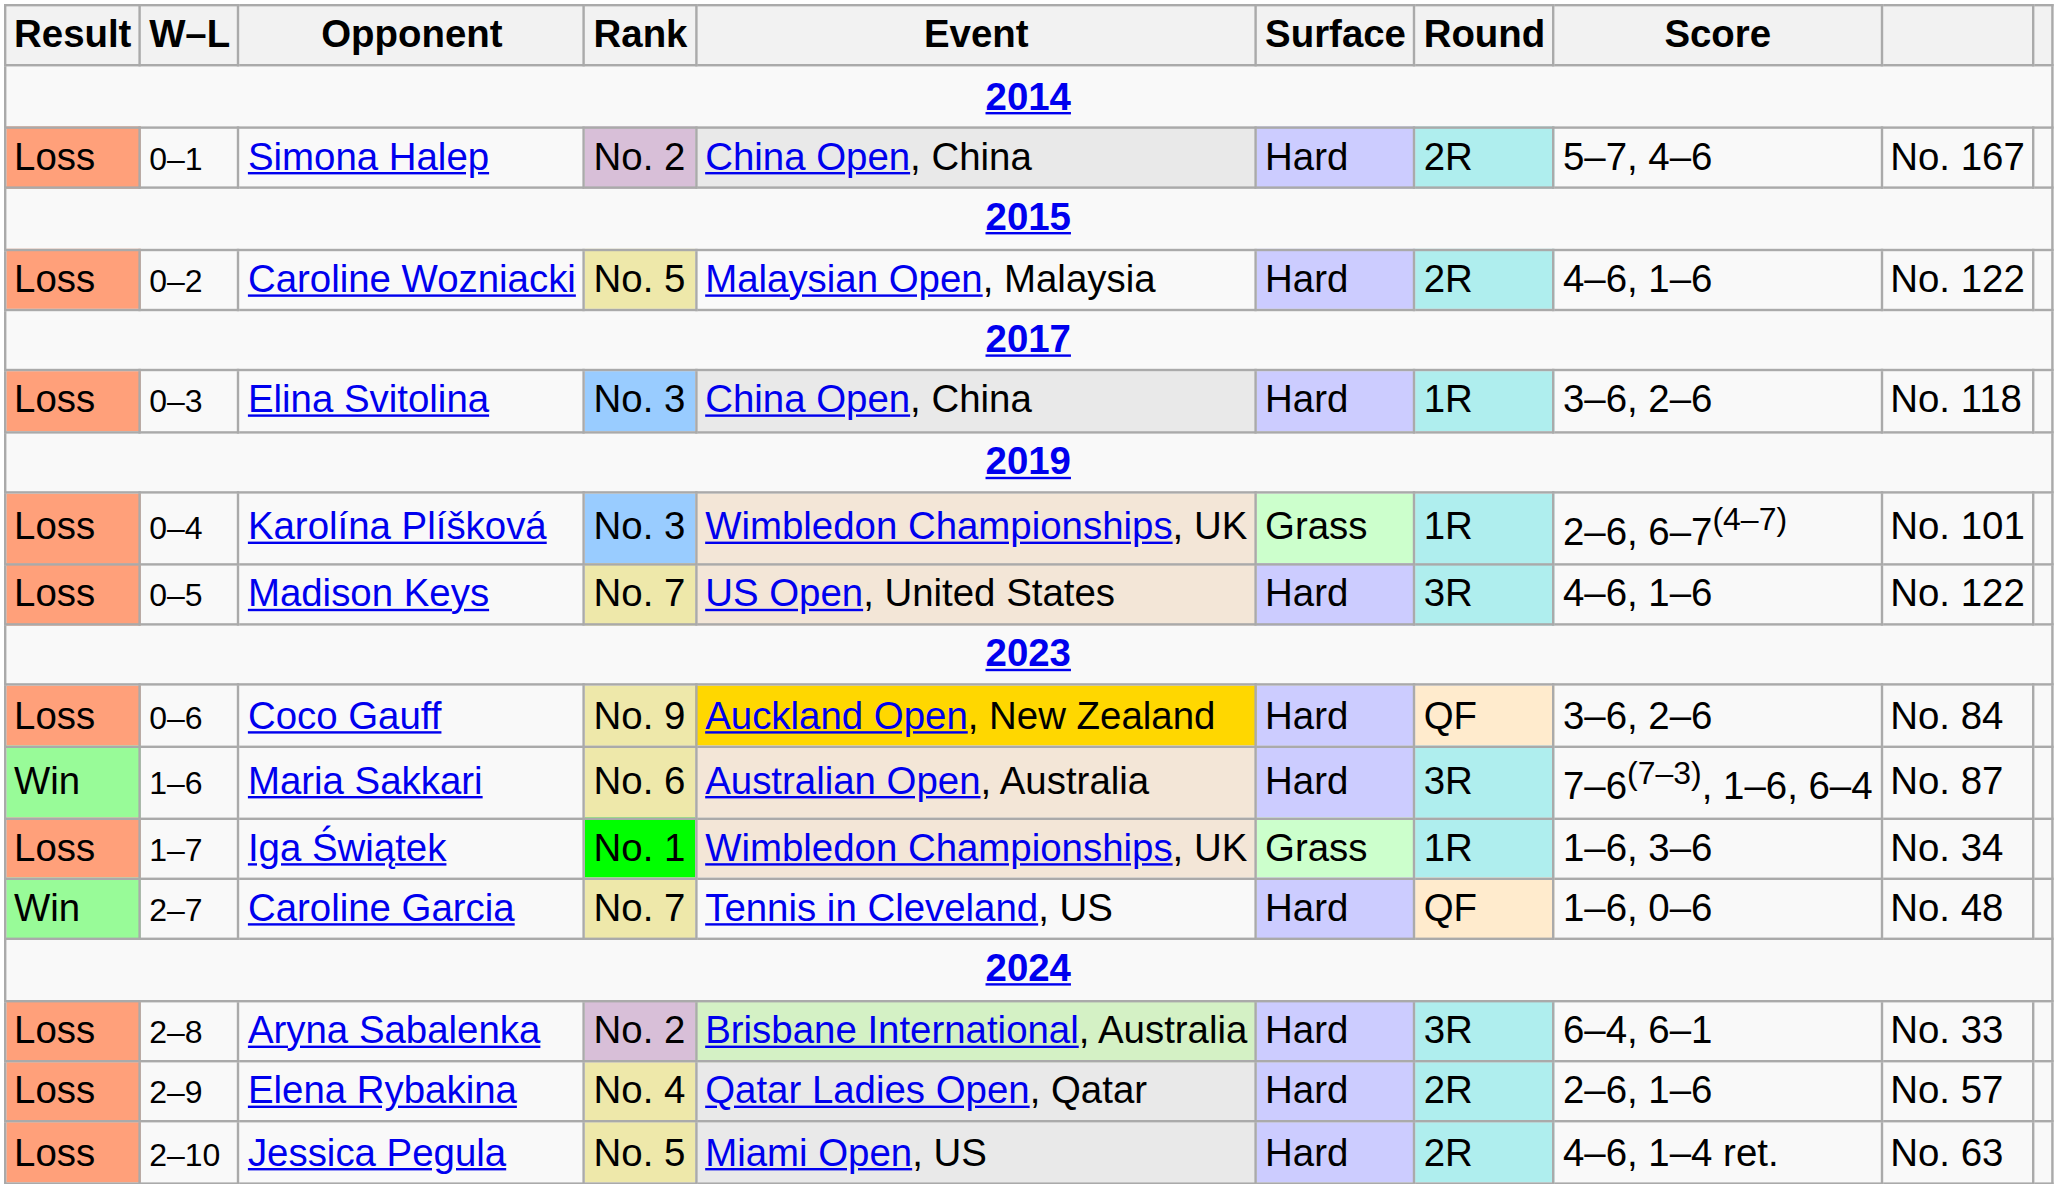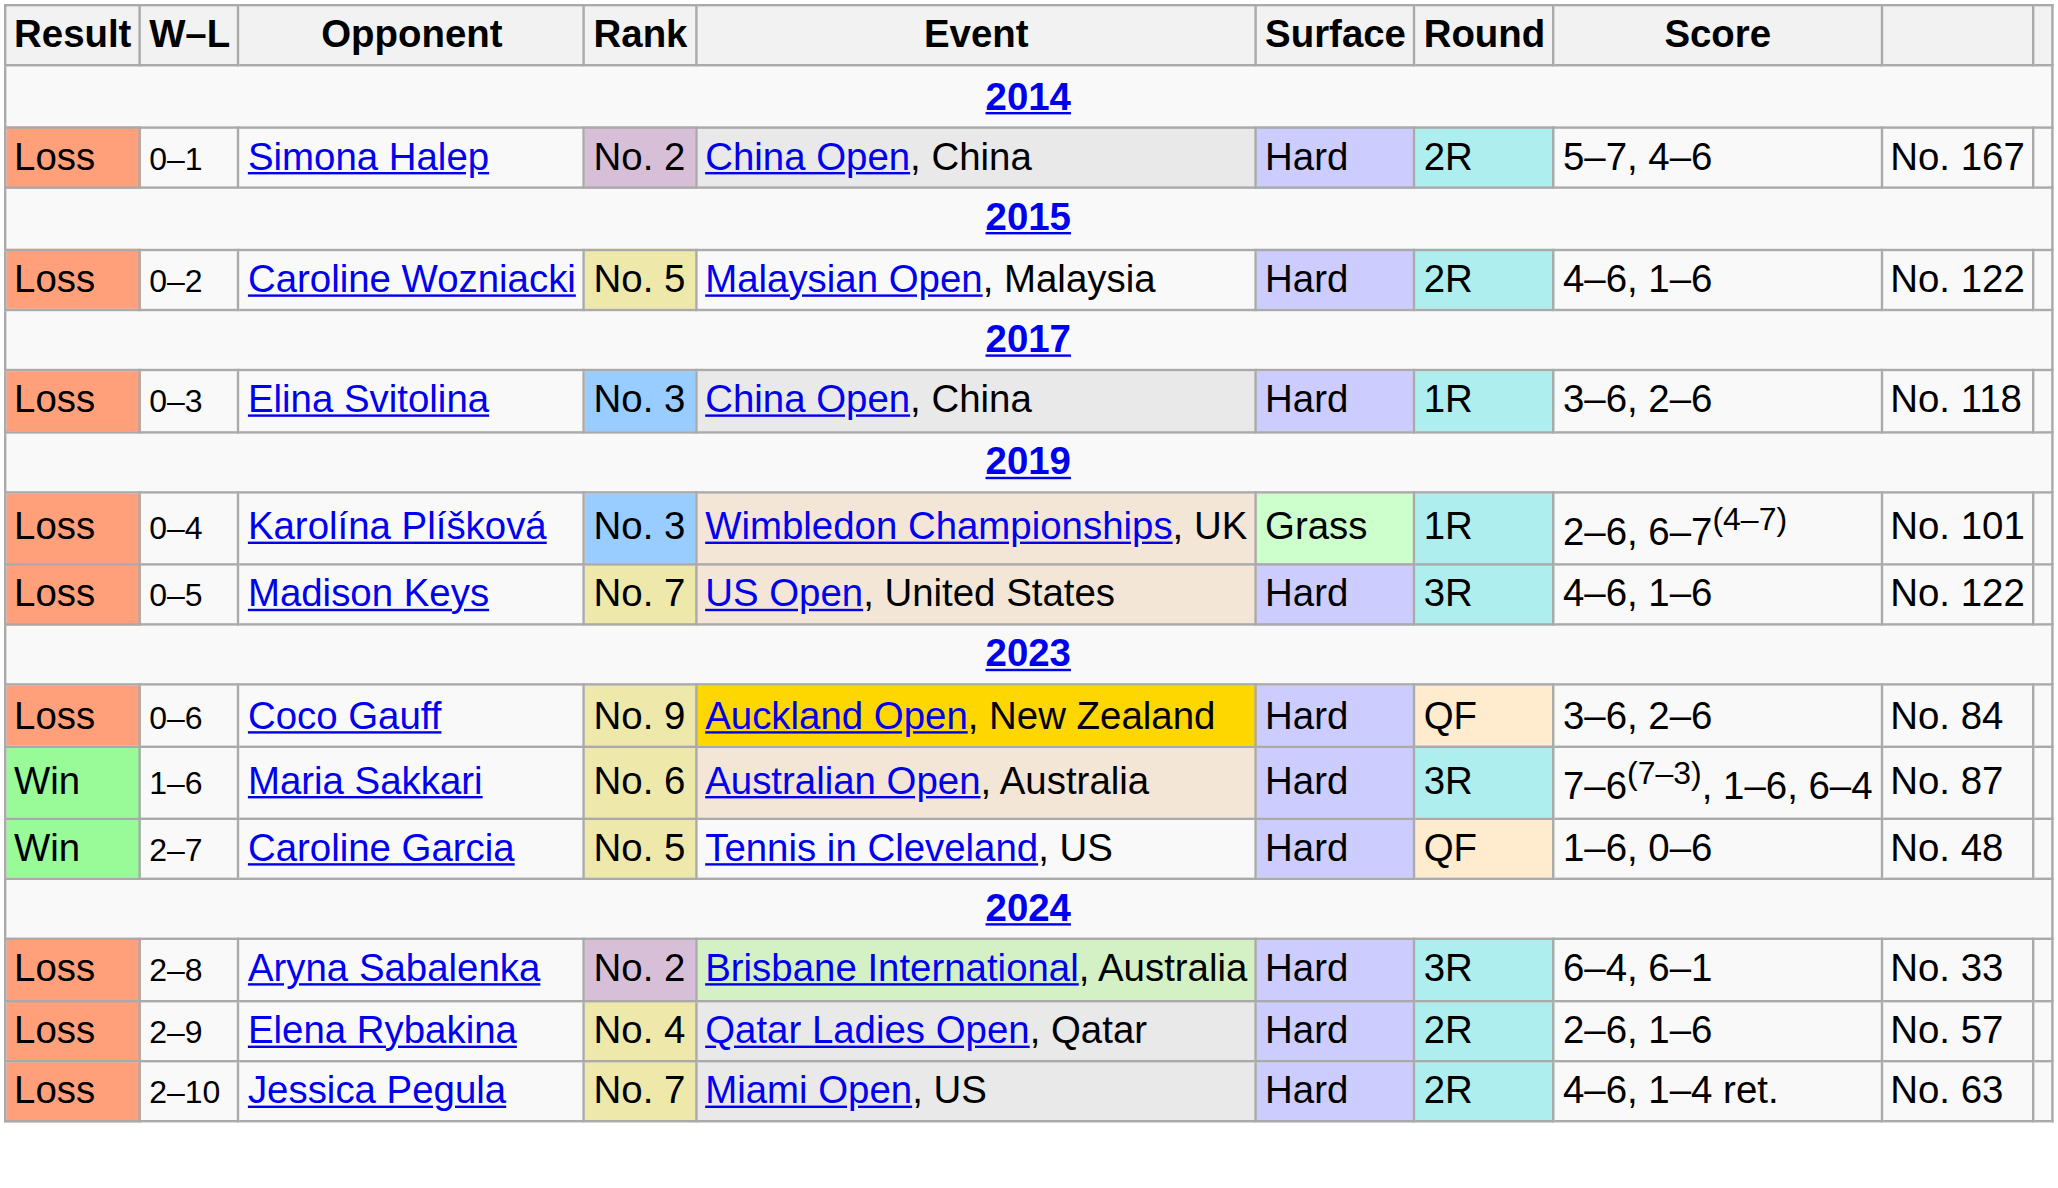- row: (347, 847)
(639, 908) No. 7 -> (639, 847) No. 5
(639, 1151) No. 5 -> (639, 1091) No. 7
